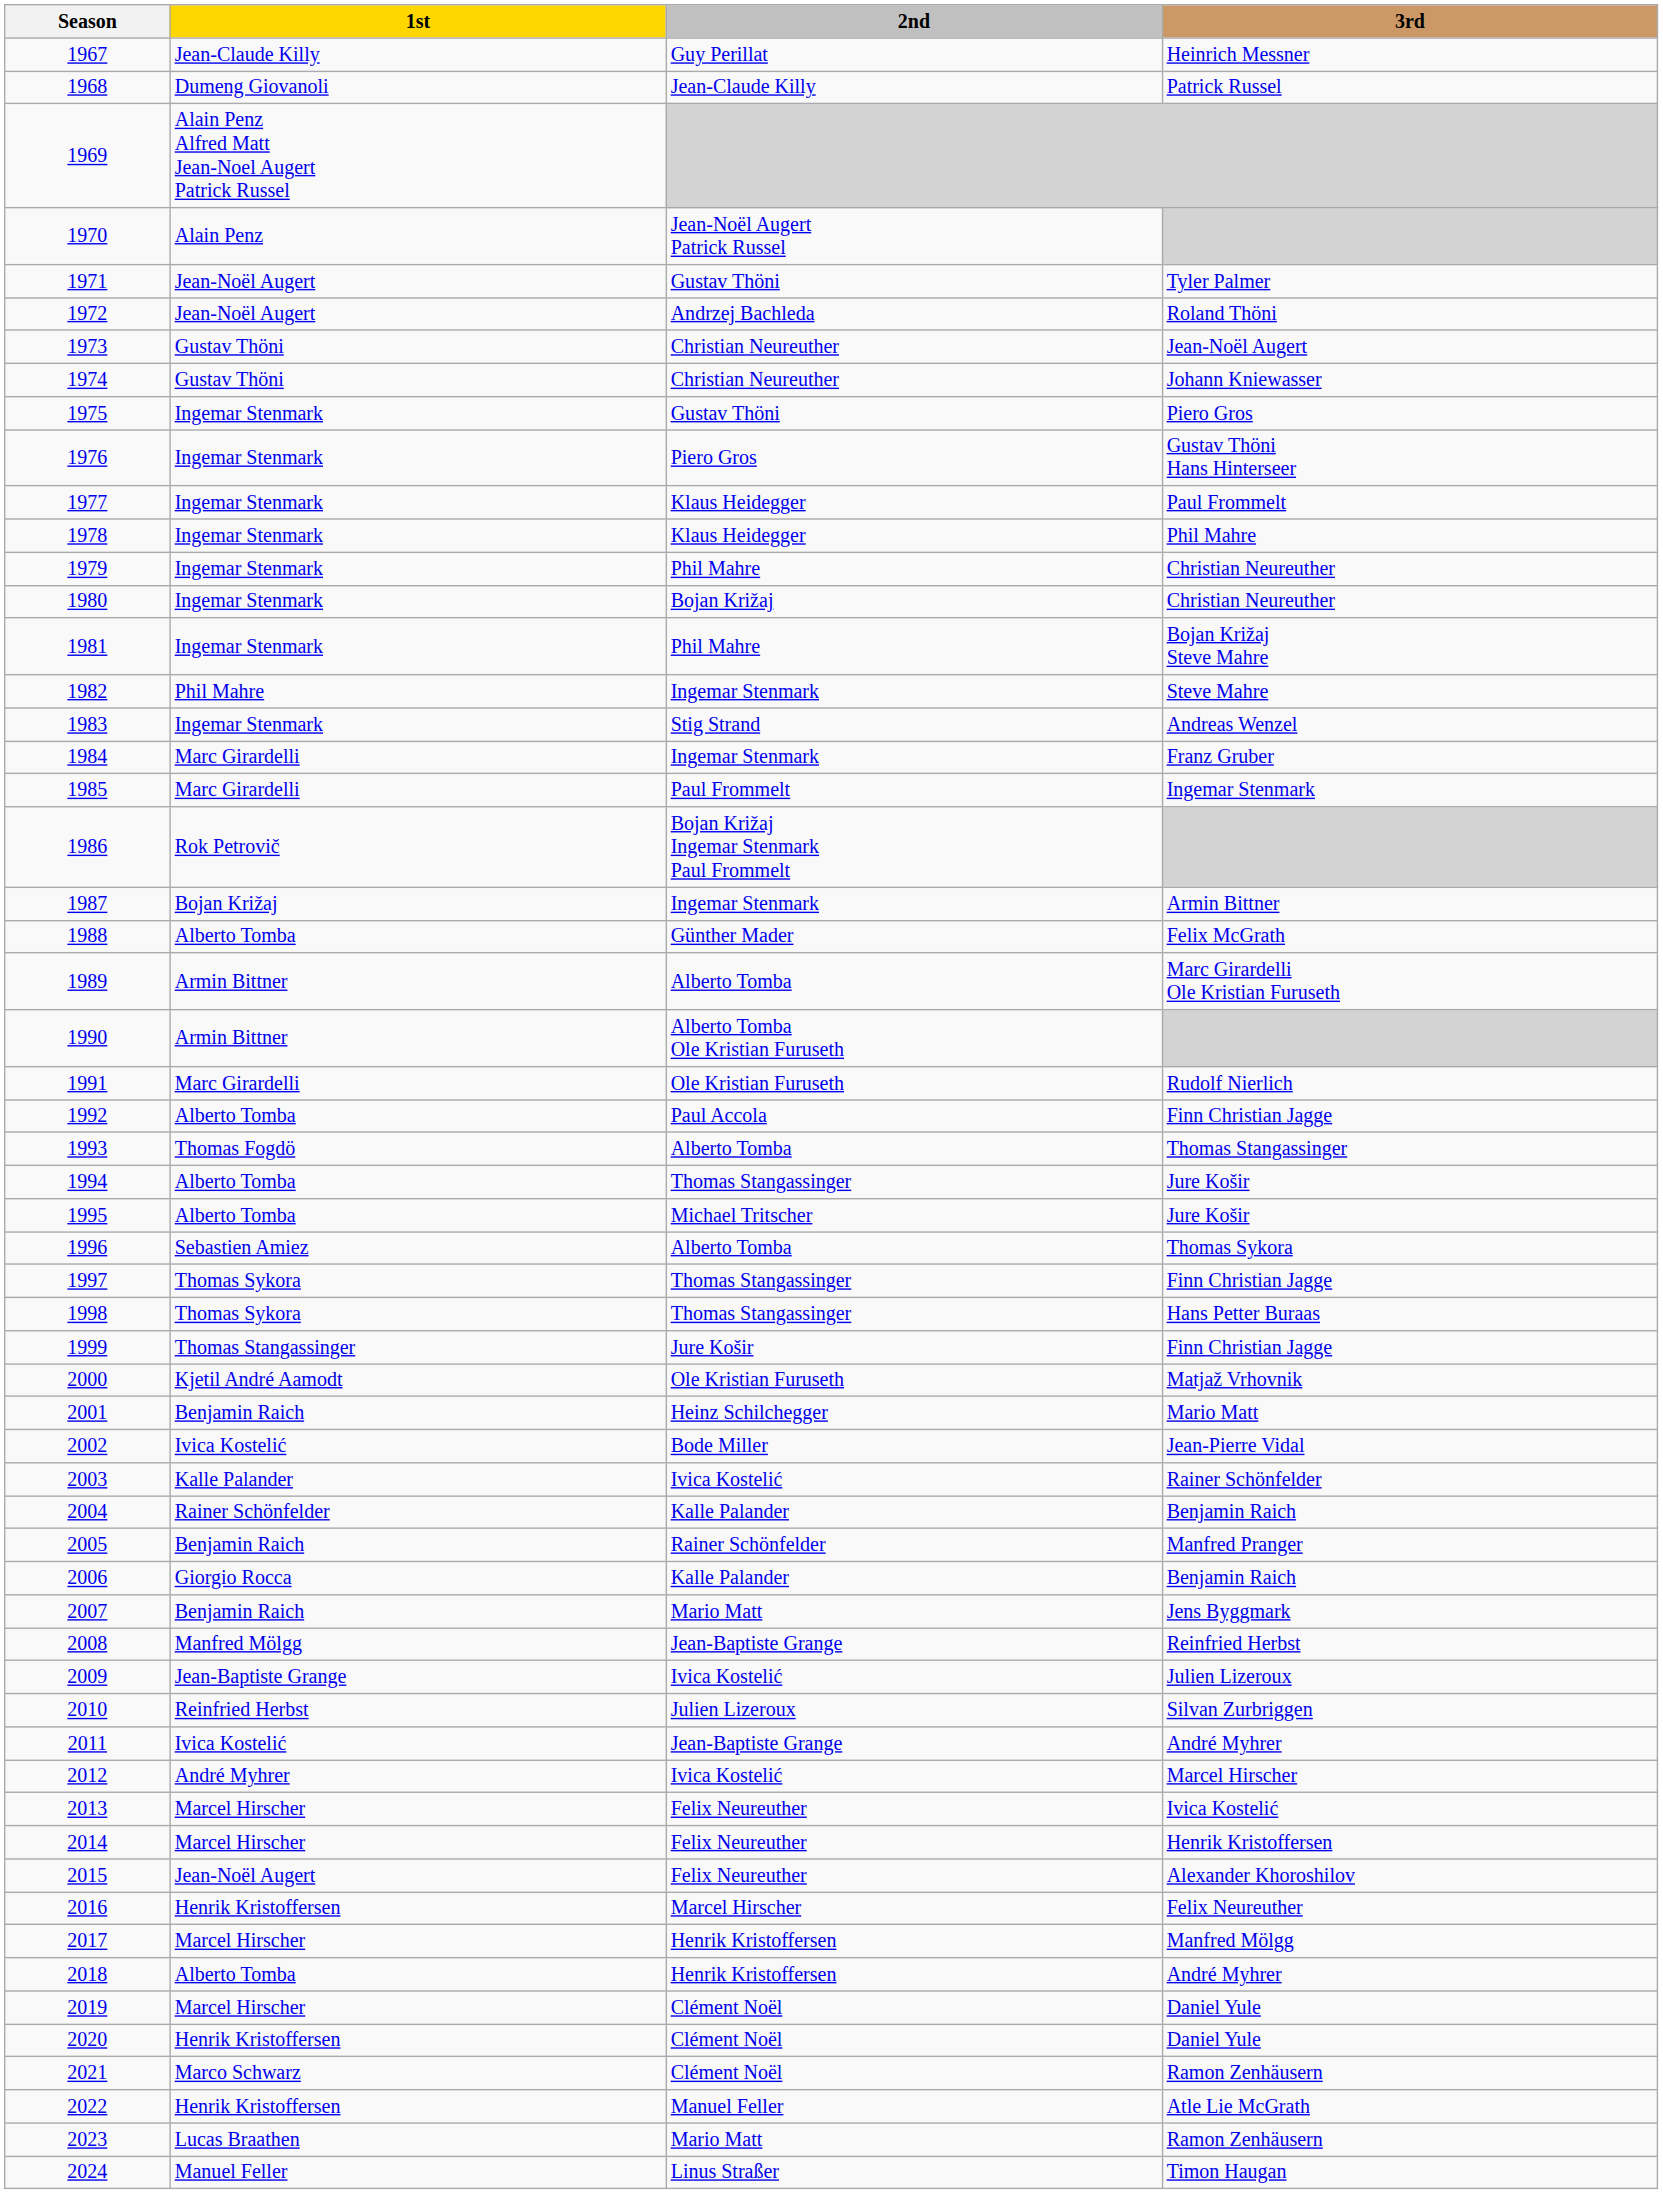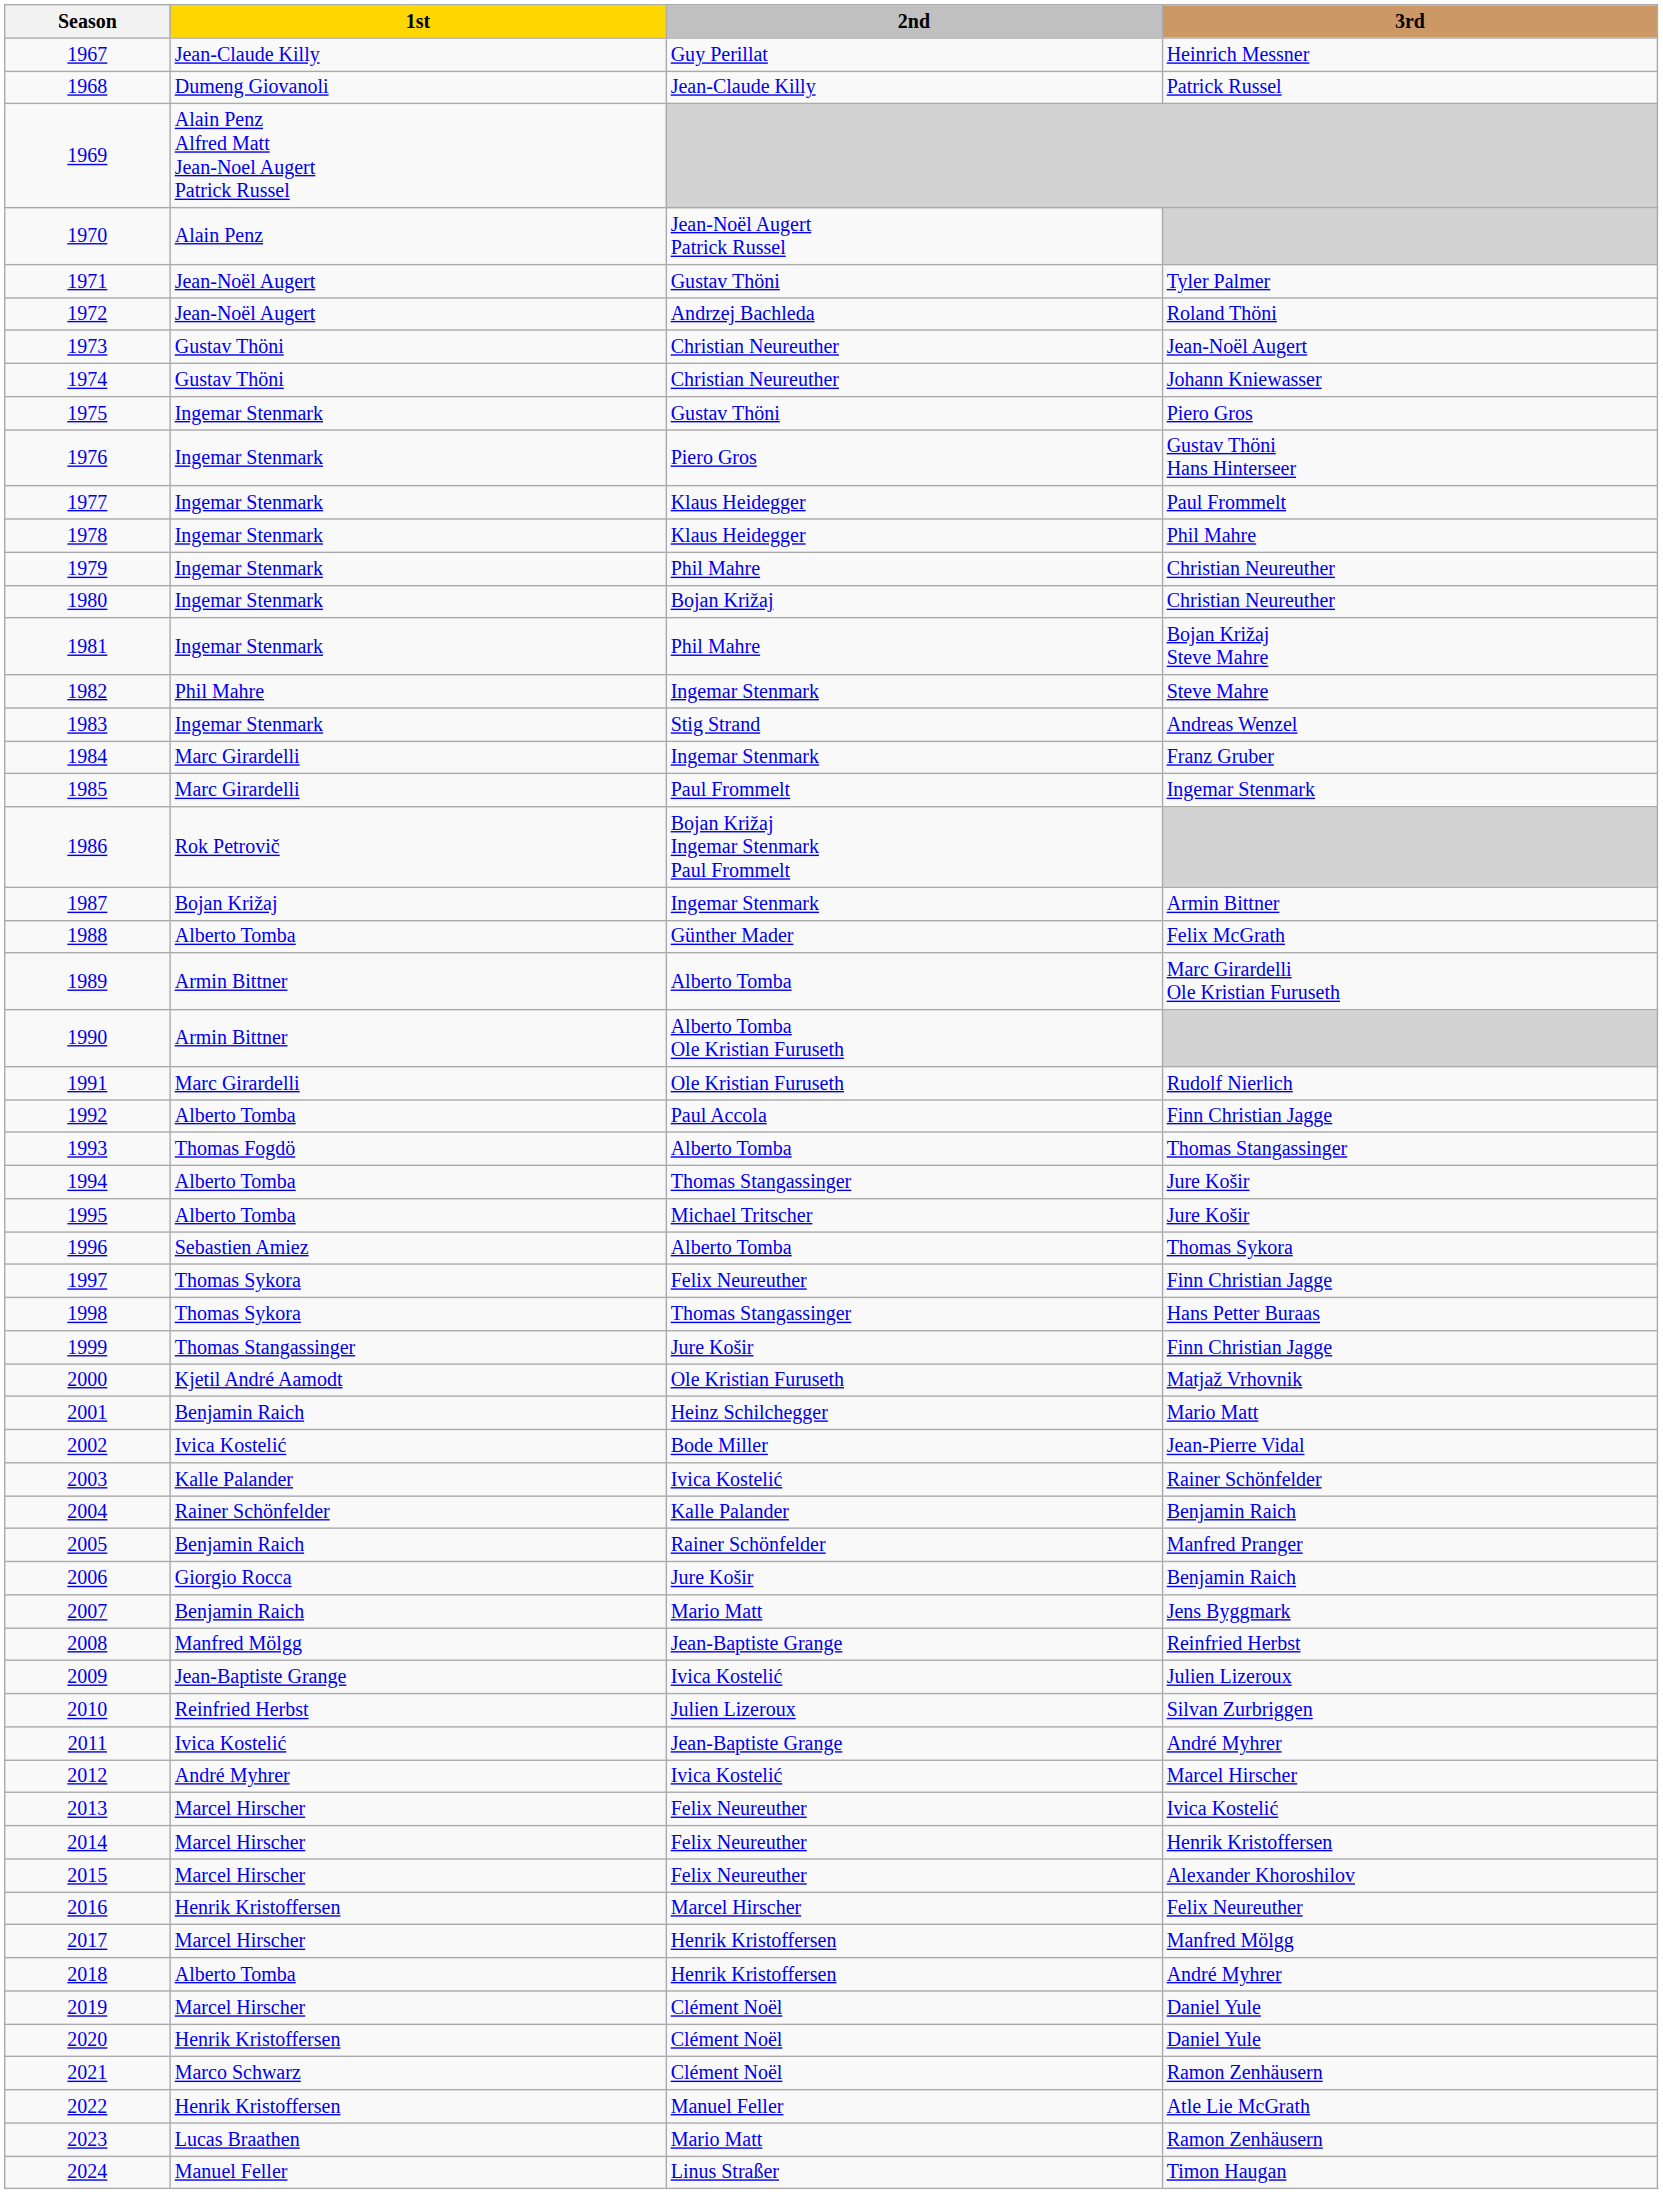(761, 1281) Thomas Stangassinger -> (739, 1281) Felix Neureuther
(730, 1578) Kalle Palander -> (712, 1578) Jure Košir
(245, 1875) Jean-Noël Augert -> (240, 1875) Marcel Hirscher
